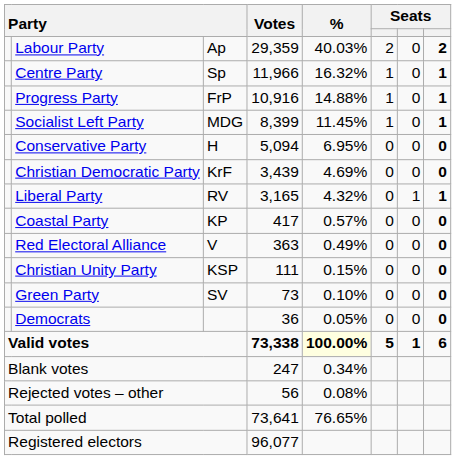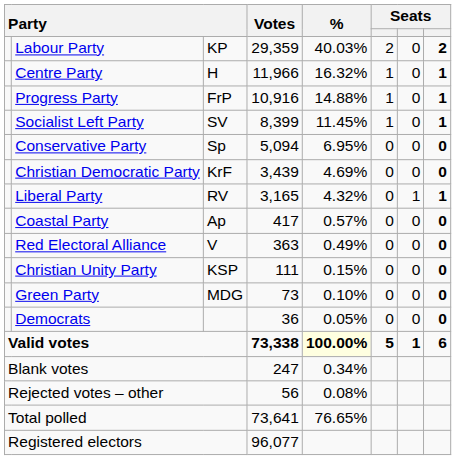(216, 48) Ap -> (217, 48) KP
(216, 73) Sp -> (213, 73) H
(225, 122) MDG -> (217, 122) SV
(213, 147) H -> (216, 147) Sp
(217, 220) KP -> (216, 220) Ap
(217, 294) SV -> (225, 294) MDG
